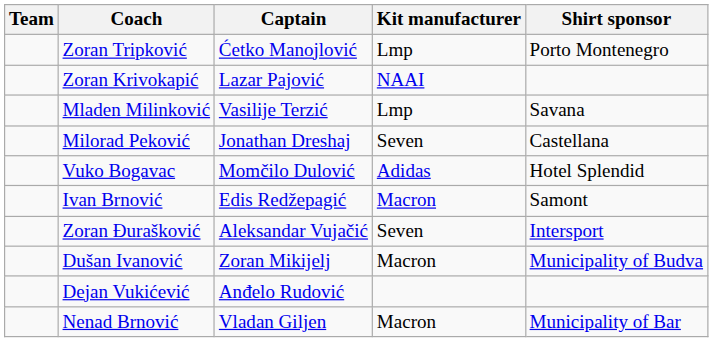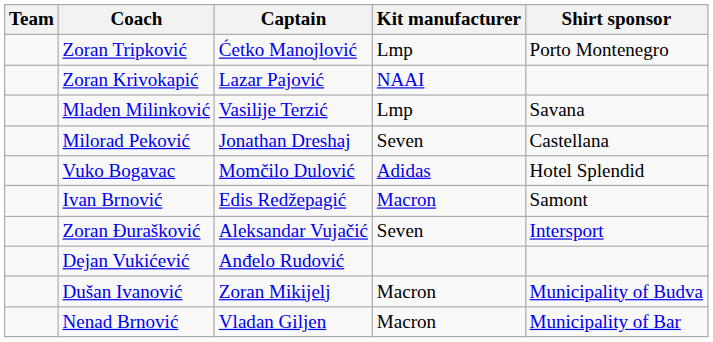rows swapped: (126, 291) <-> (123, 261)
